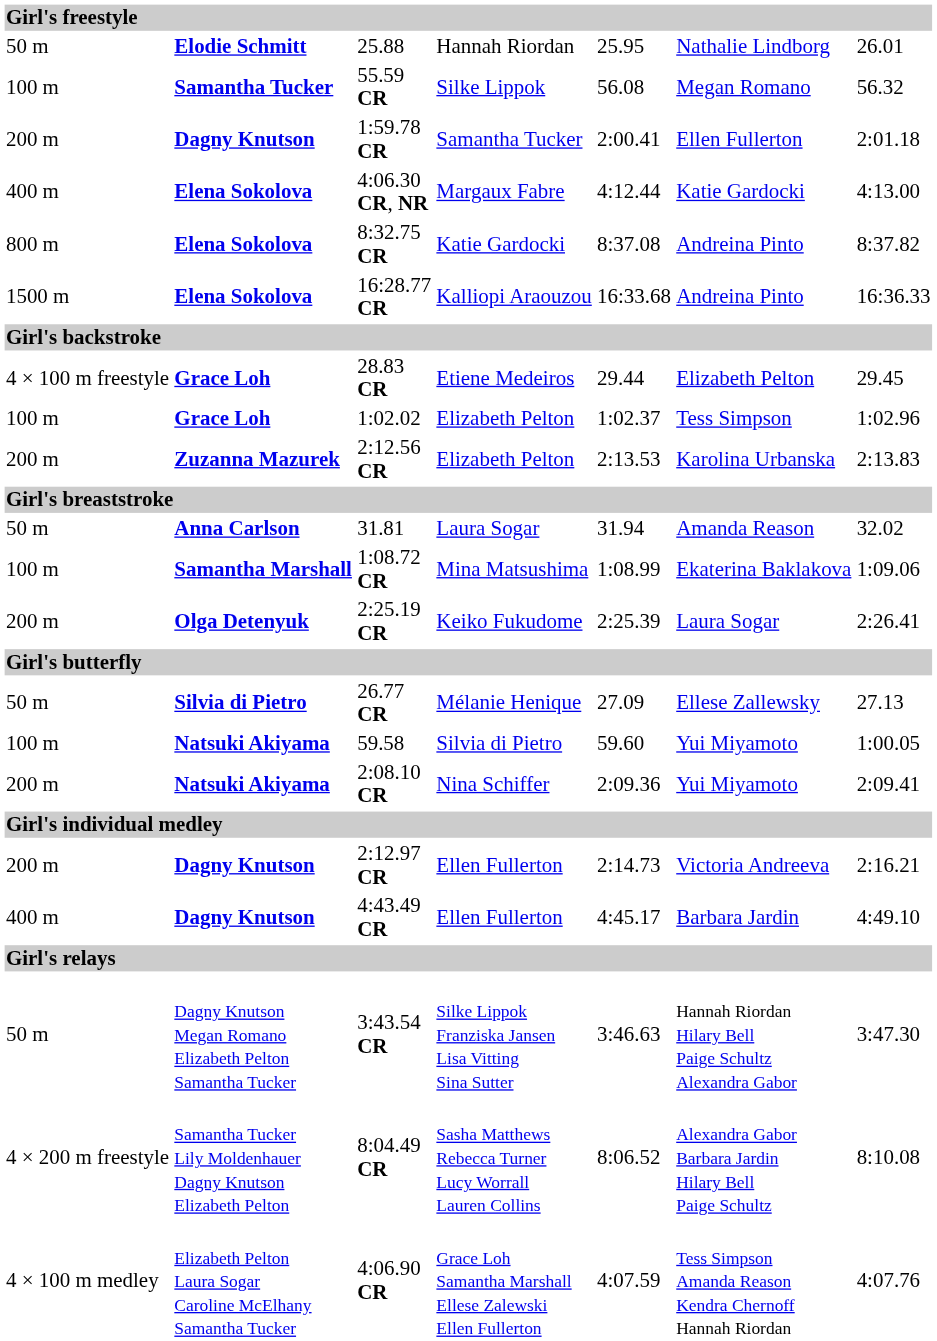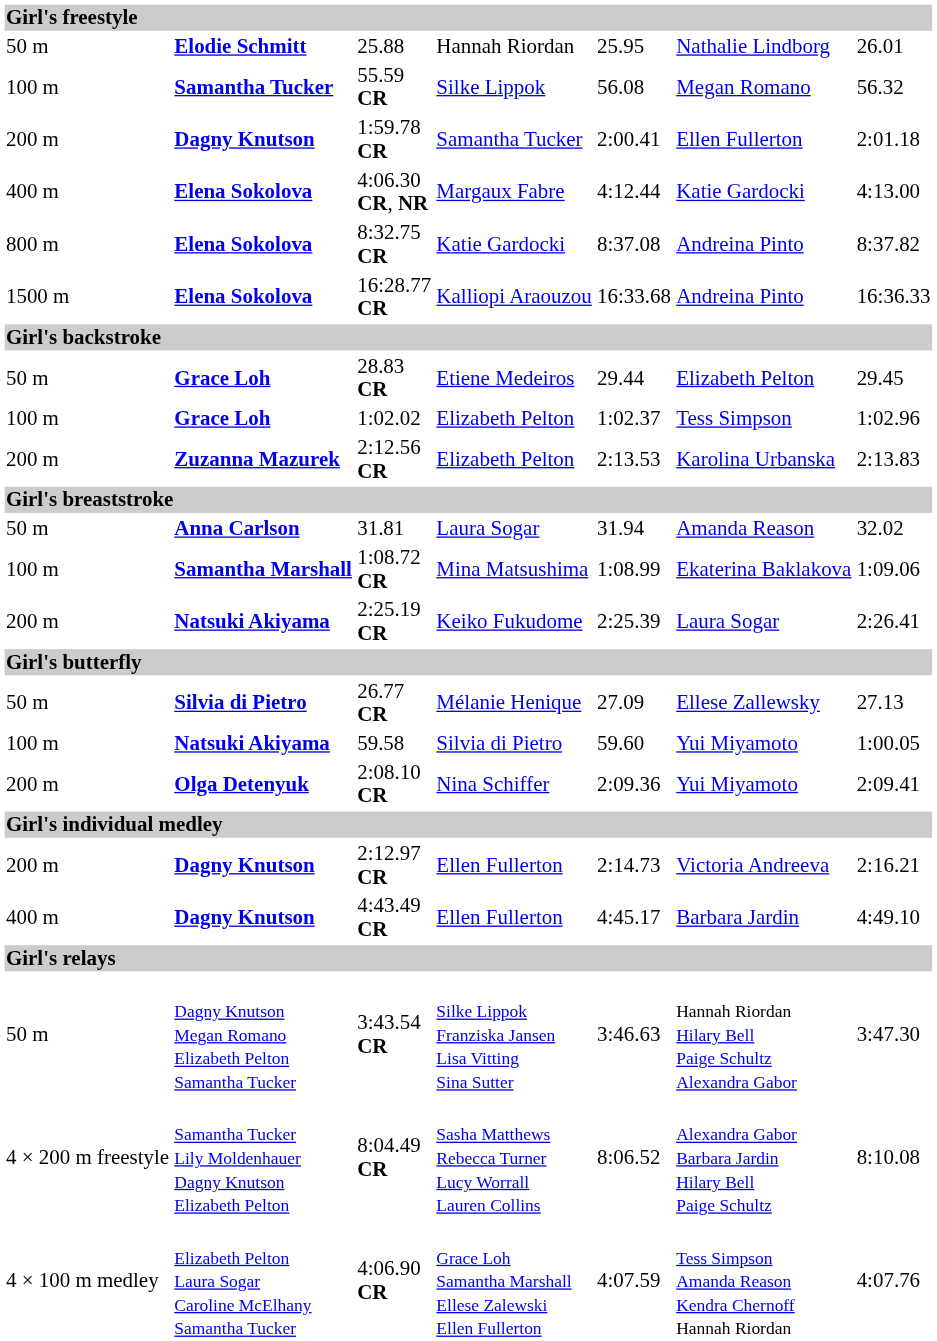(88, 377) 4 × 100 m freestyle -> (27, 377) 50 m
(242, 621) Olga Detenyuk -> (252, 621) Natsuki Akiyama
(252, 783) Natsuki Akiyama -> (242, 783) Olga Detenyuk
